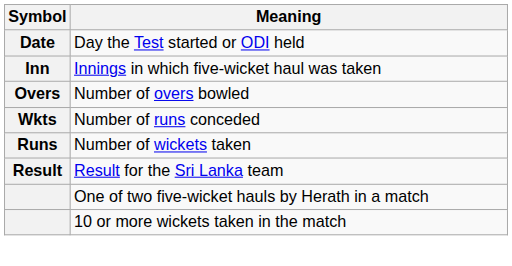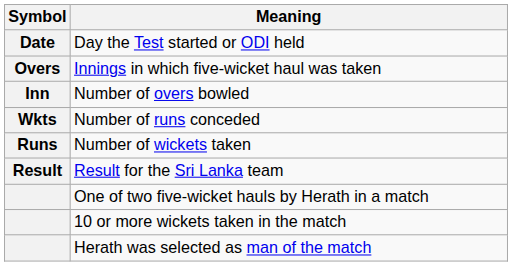(37, 68) Inn -> (37, 68) Overs
(37, 94) Overs -> (37, 94) Inn
+ row: (223, 247)
